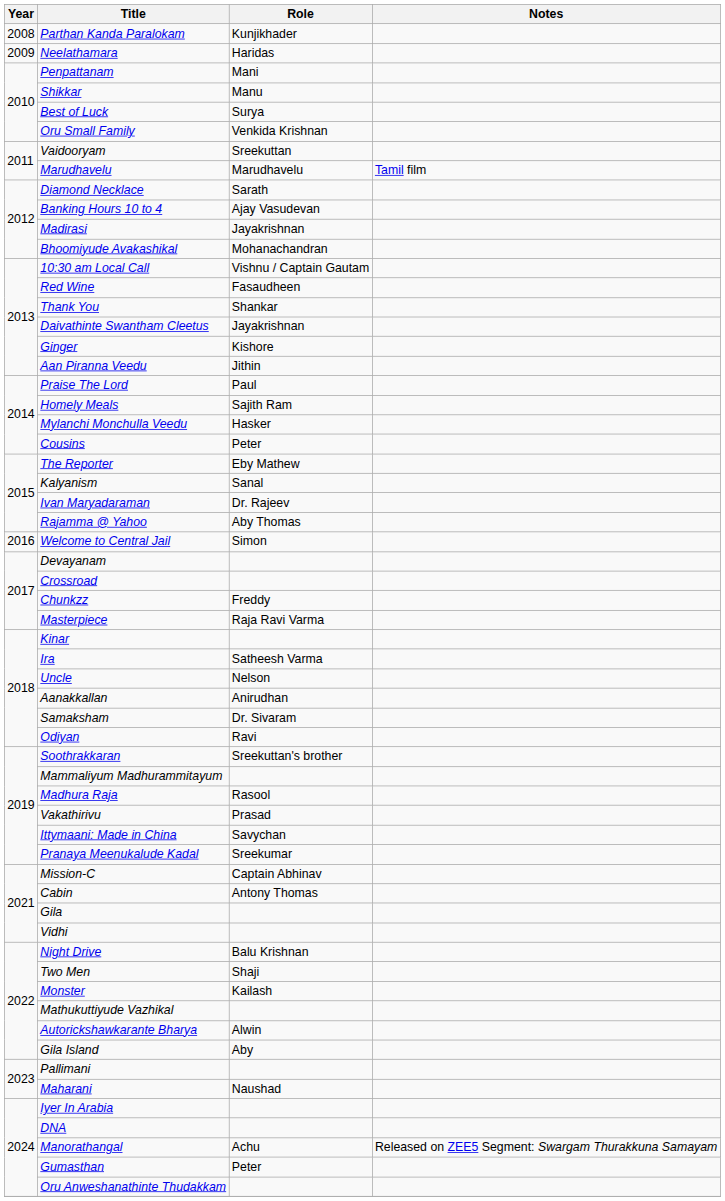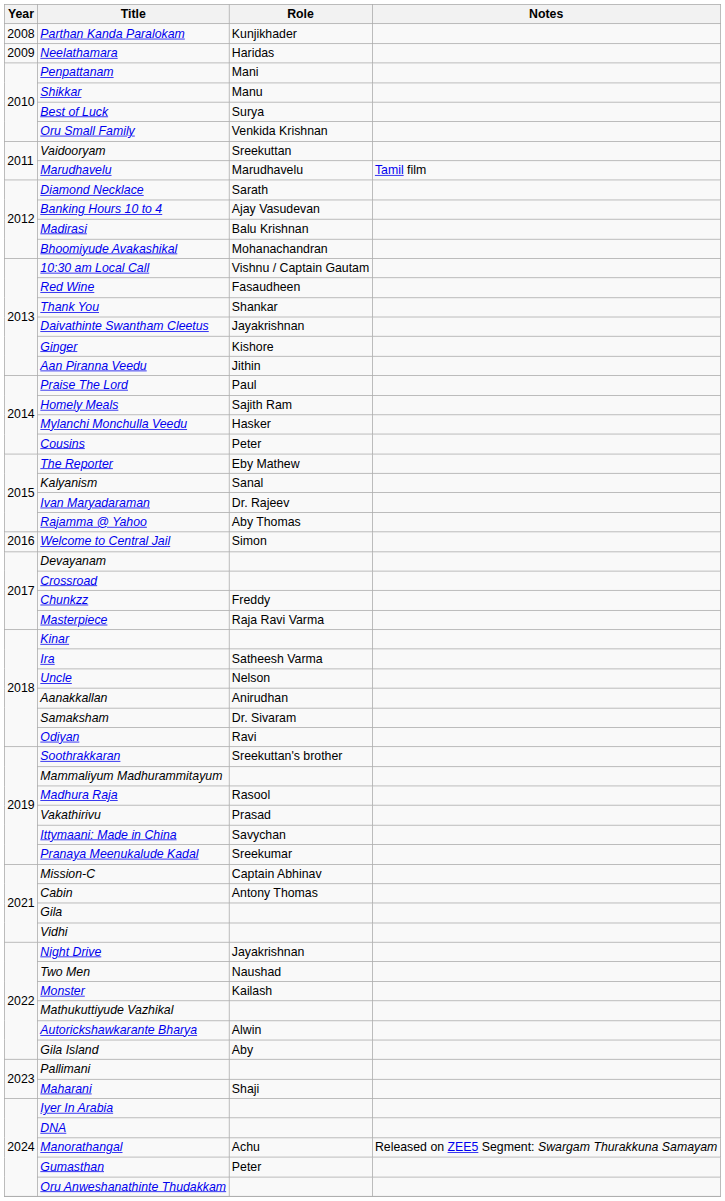(268, 229) Jayakrishnan -> (270, 229) Balu Krishnan
(270, 952) Balu Krishnan -> (268, 952) Jayakrishnan
(246, 971) Shaji -> (256, 971) Naushad
(256, 1088) Naushad -> (246, 1088) Shaji
